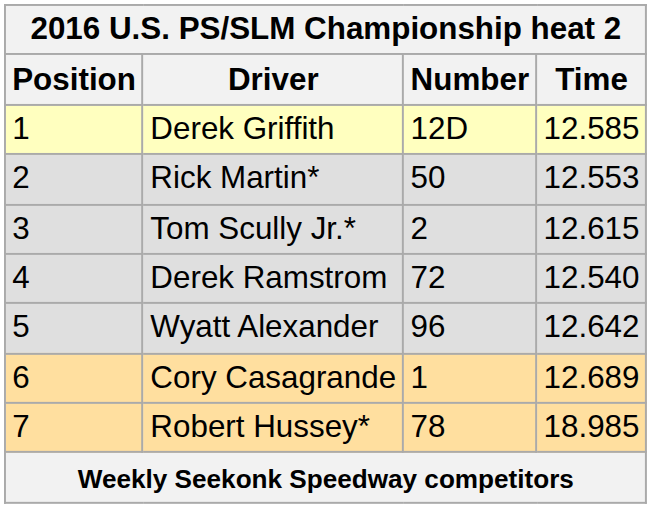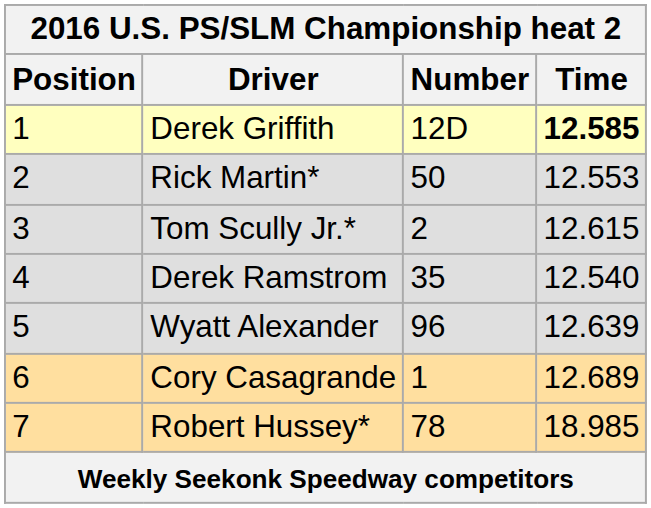(592, 128) normal -> (592, 128) bold
(428, 278) 72 -> (428, 278) 35
(592, 327) 12.642 -> (592, 327) 12.639
